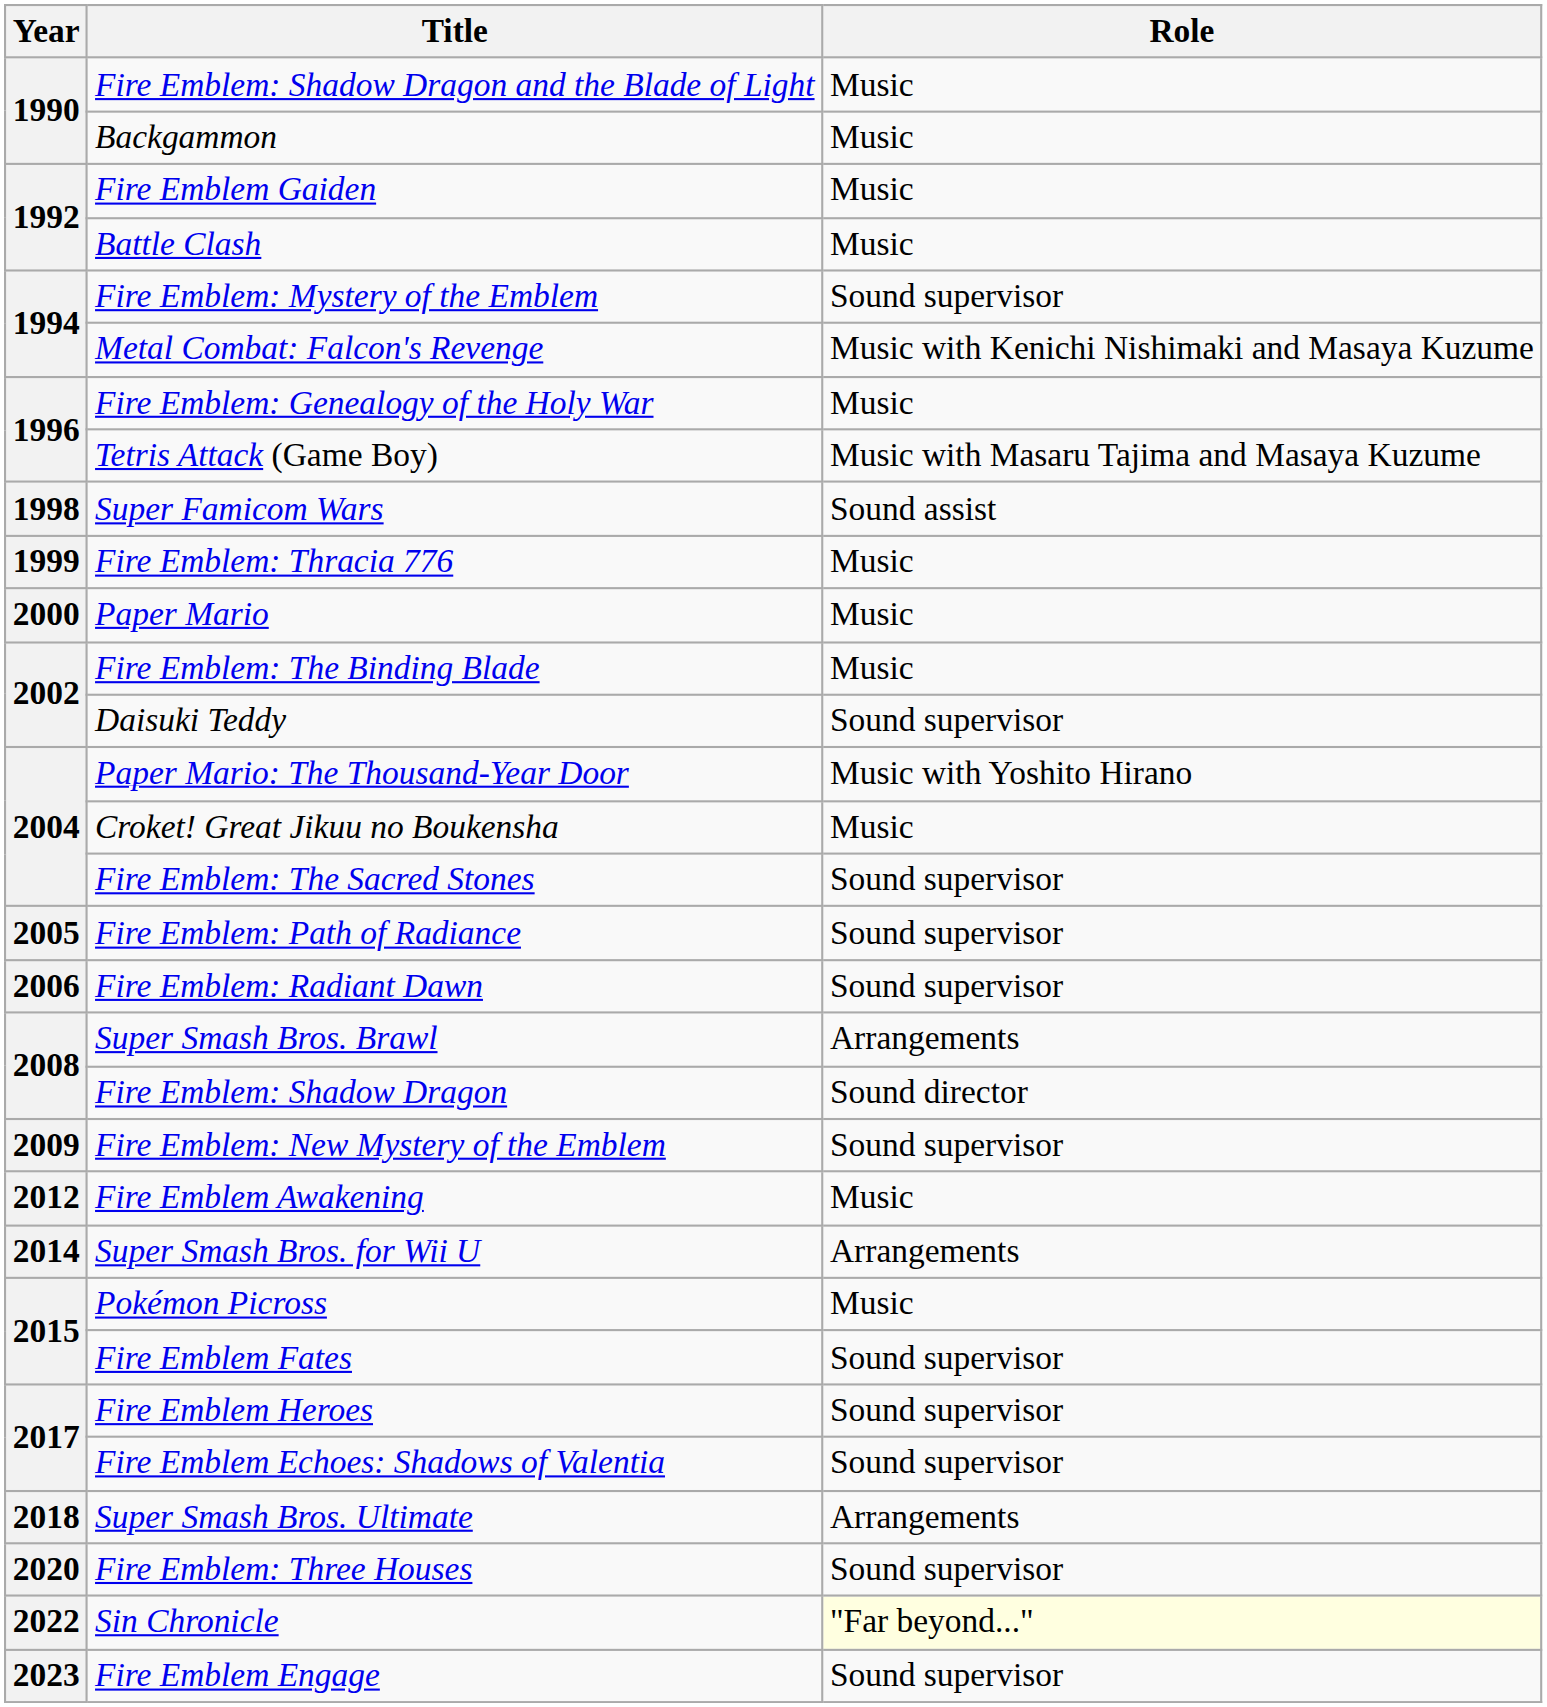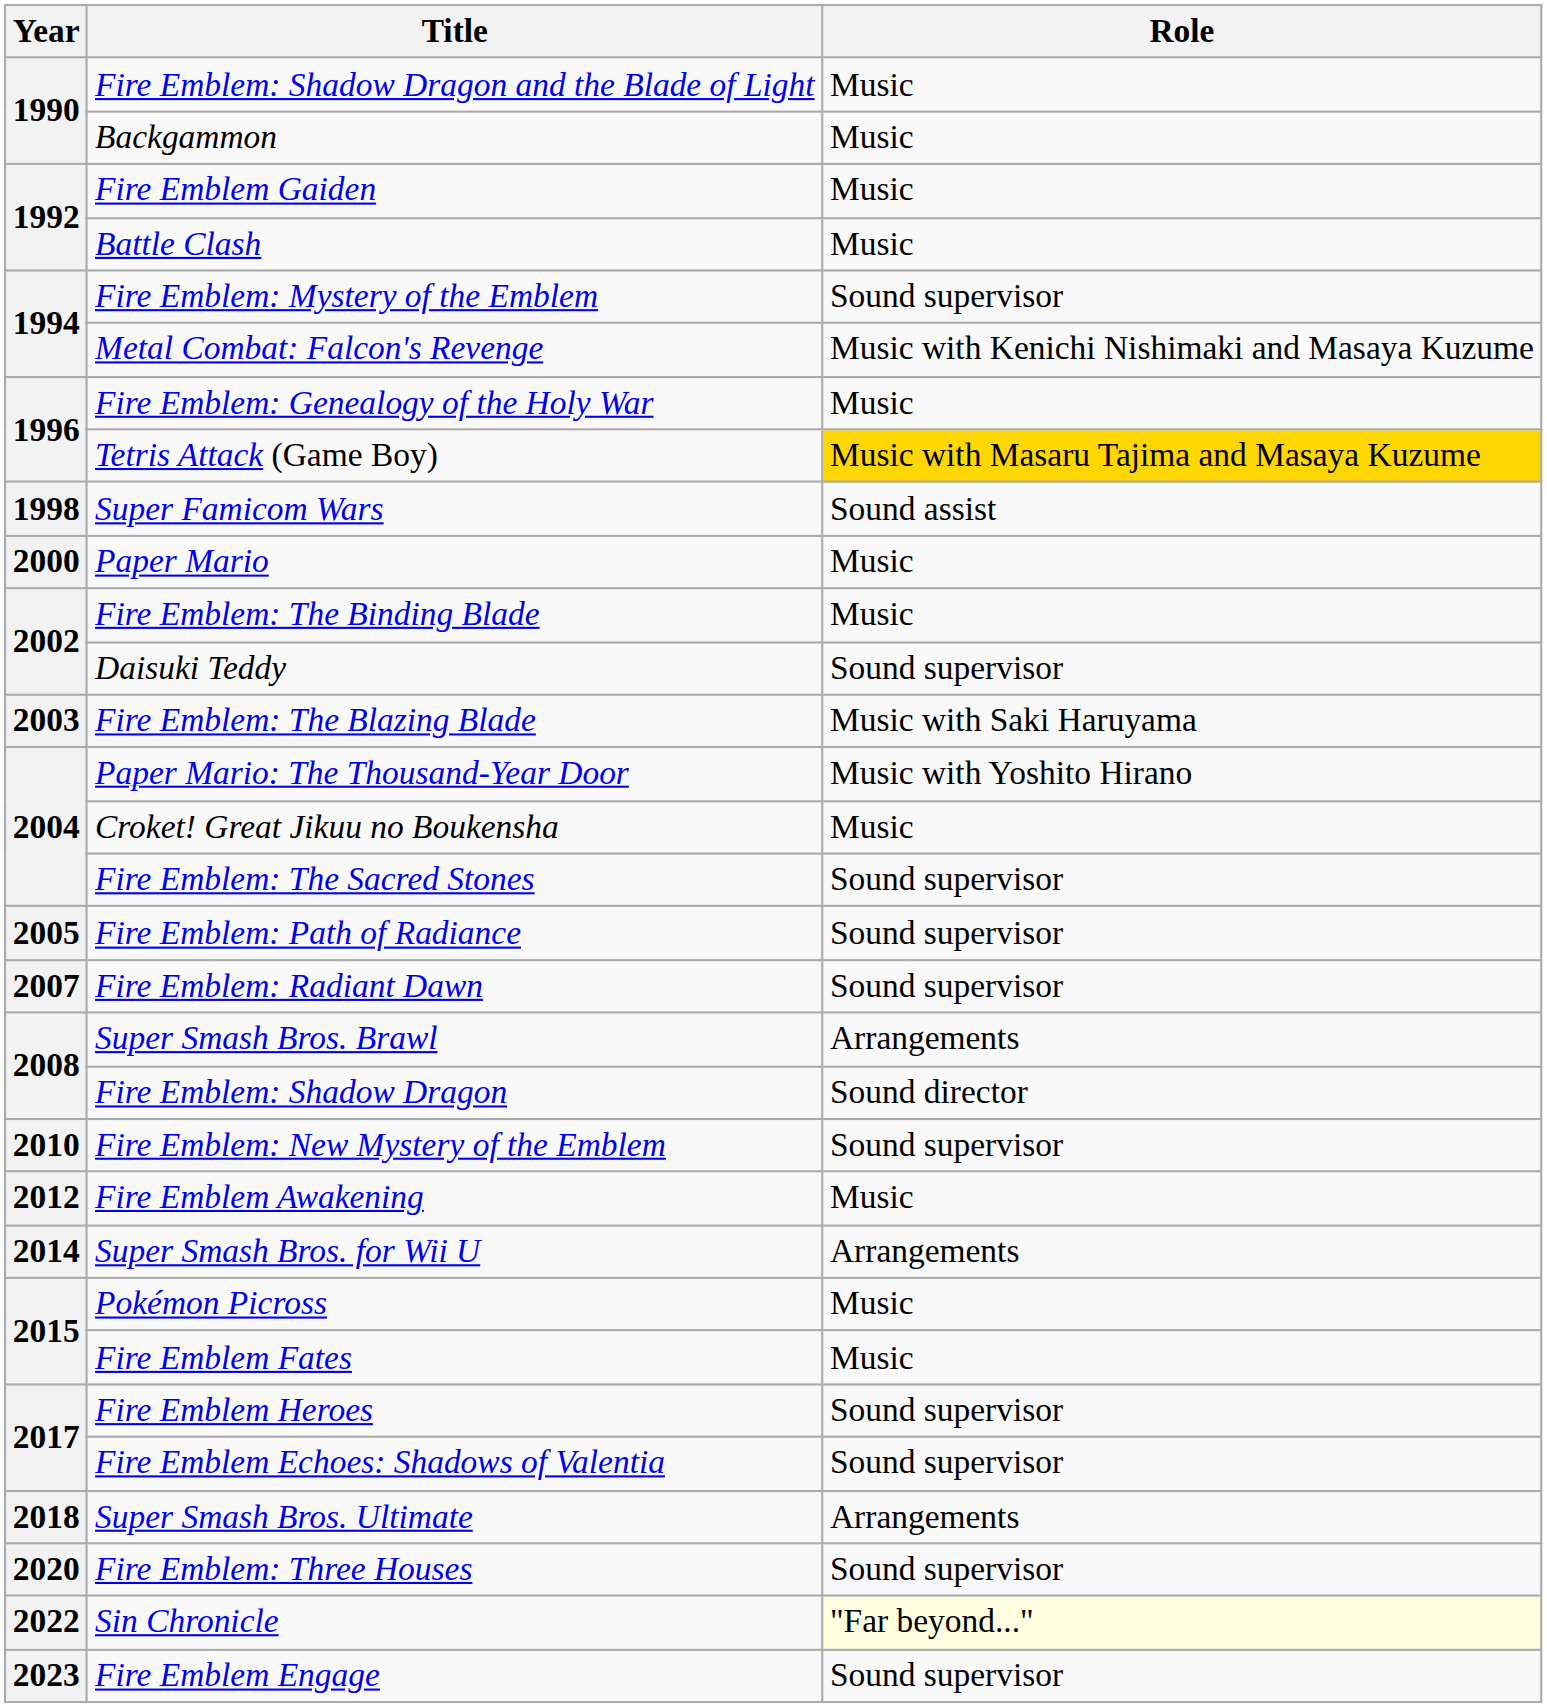(1155, 455) no background -> (1155, 455) gold background
- row: (274, 561)
+ row: (315, 720)
(46, 985) 2006 -> (46, 985) 2007
(46, 1144) 2009 -> (46, 1144) 2010
(947, 1356) Sound supervisor -> (872, 1356) Music
